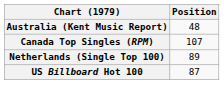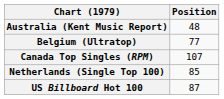+ row: (87, 42)
(194, 57) 89 -> (194, 72) 85
